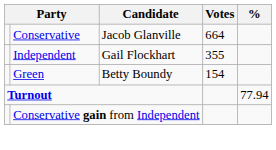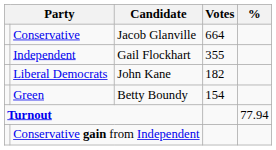+ row: (60, 74)
